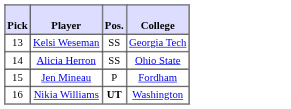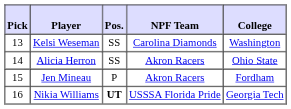+ column: (175, 25)
(158, 43) Georgia Tech -> (255, 43) Washington
(158, 95) Washington -> (255, 95) Georgia Tech
